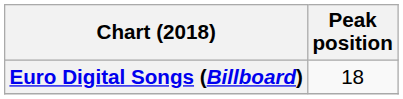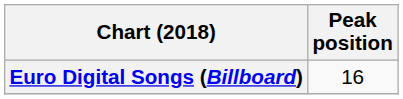(353, 76) 18 -> (353, 76) 16
